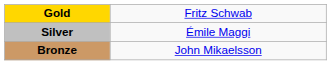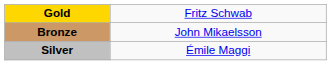rows swapped: (57, 32) <-> (57, 50)
